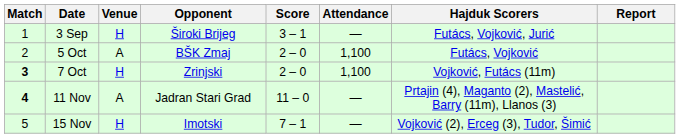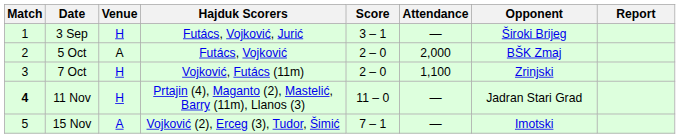columns swapped: (203, 14) <-> (494, 14)
(355, 53) 1,100 -> (435, 53) 2,000
(25, 72) bold -> (25, 72) normal
(120, 98) A -> (120, 98) H
(120, 124) H -> (120, 124) A
